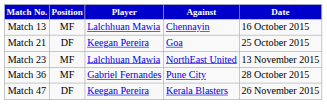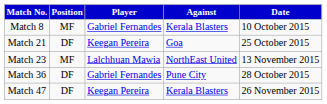+ row: (27, 27)
- row: (27, 27)
(67, 75) MF -> (67, 75) DF
